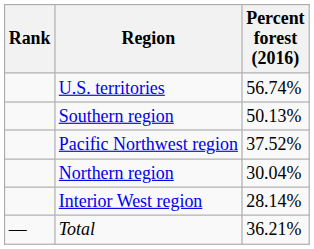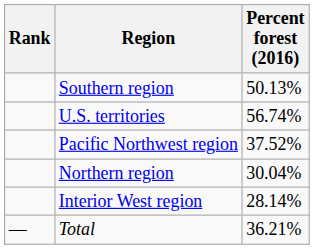rows swapped: (112, 87) <-> (116, 115)
